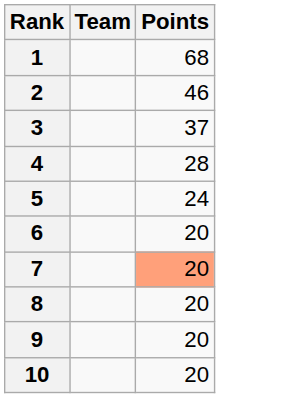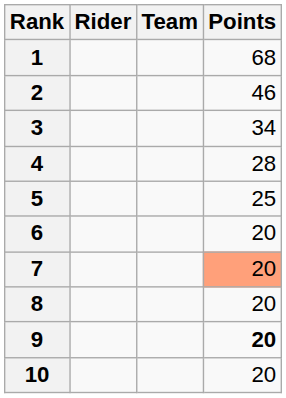+ column: (103, 22)
(197, 127) 37 -> (264, 127) 34
(197, 198) 24 -> (264, 198) 25
(197, 339) normal -> (264, 339) bold
